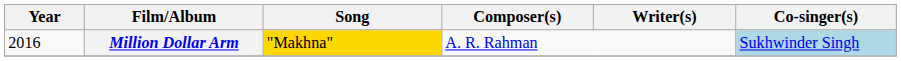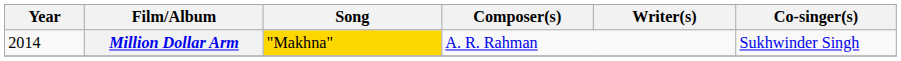(24, 42) 2016 -> (24, 42) 2014
(799, 42) lightblue background -> (799, 42) no background
